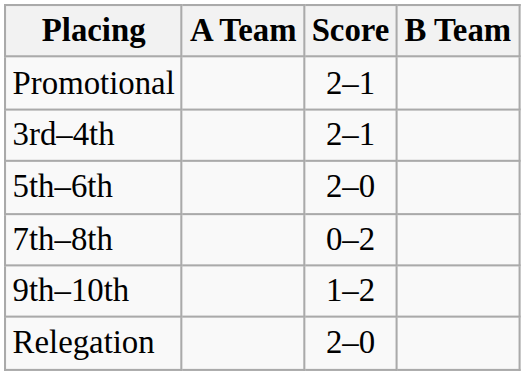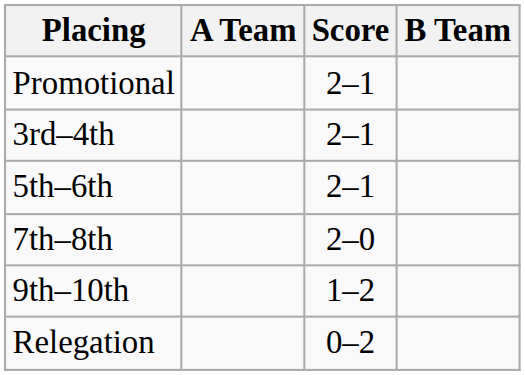(350, 186) 2–0 -> (350, 186) 2–1
(350, 238) 0–2 -> (350, 238) 2–0
(350, 342) 2–0 -> (350, 342) 0–2
